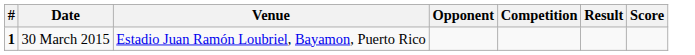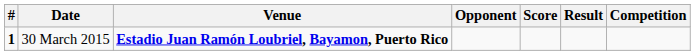columns swapped: (647, 15) <-> (539, 15)
(271, 38) normal -> (282, 38) bold
